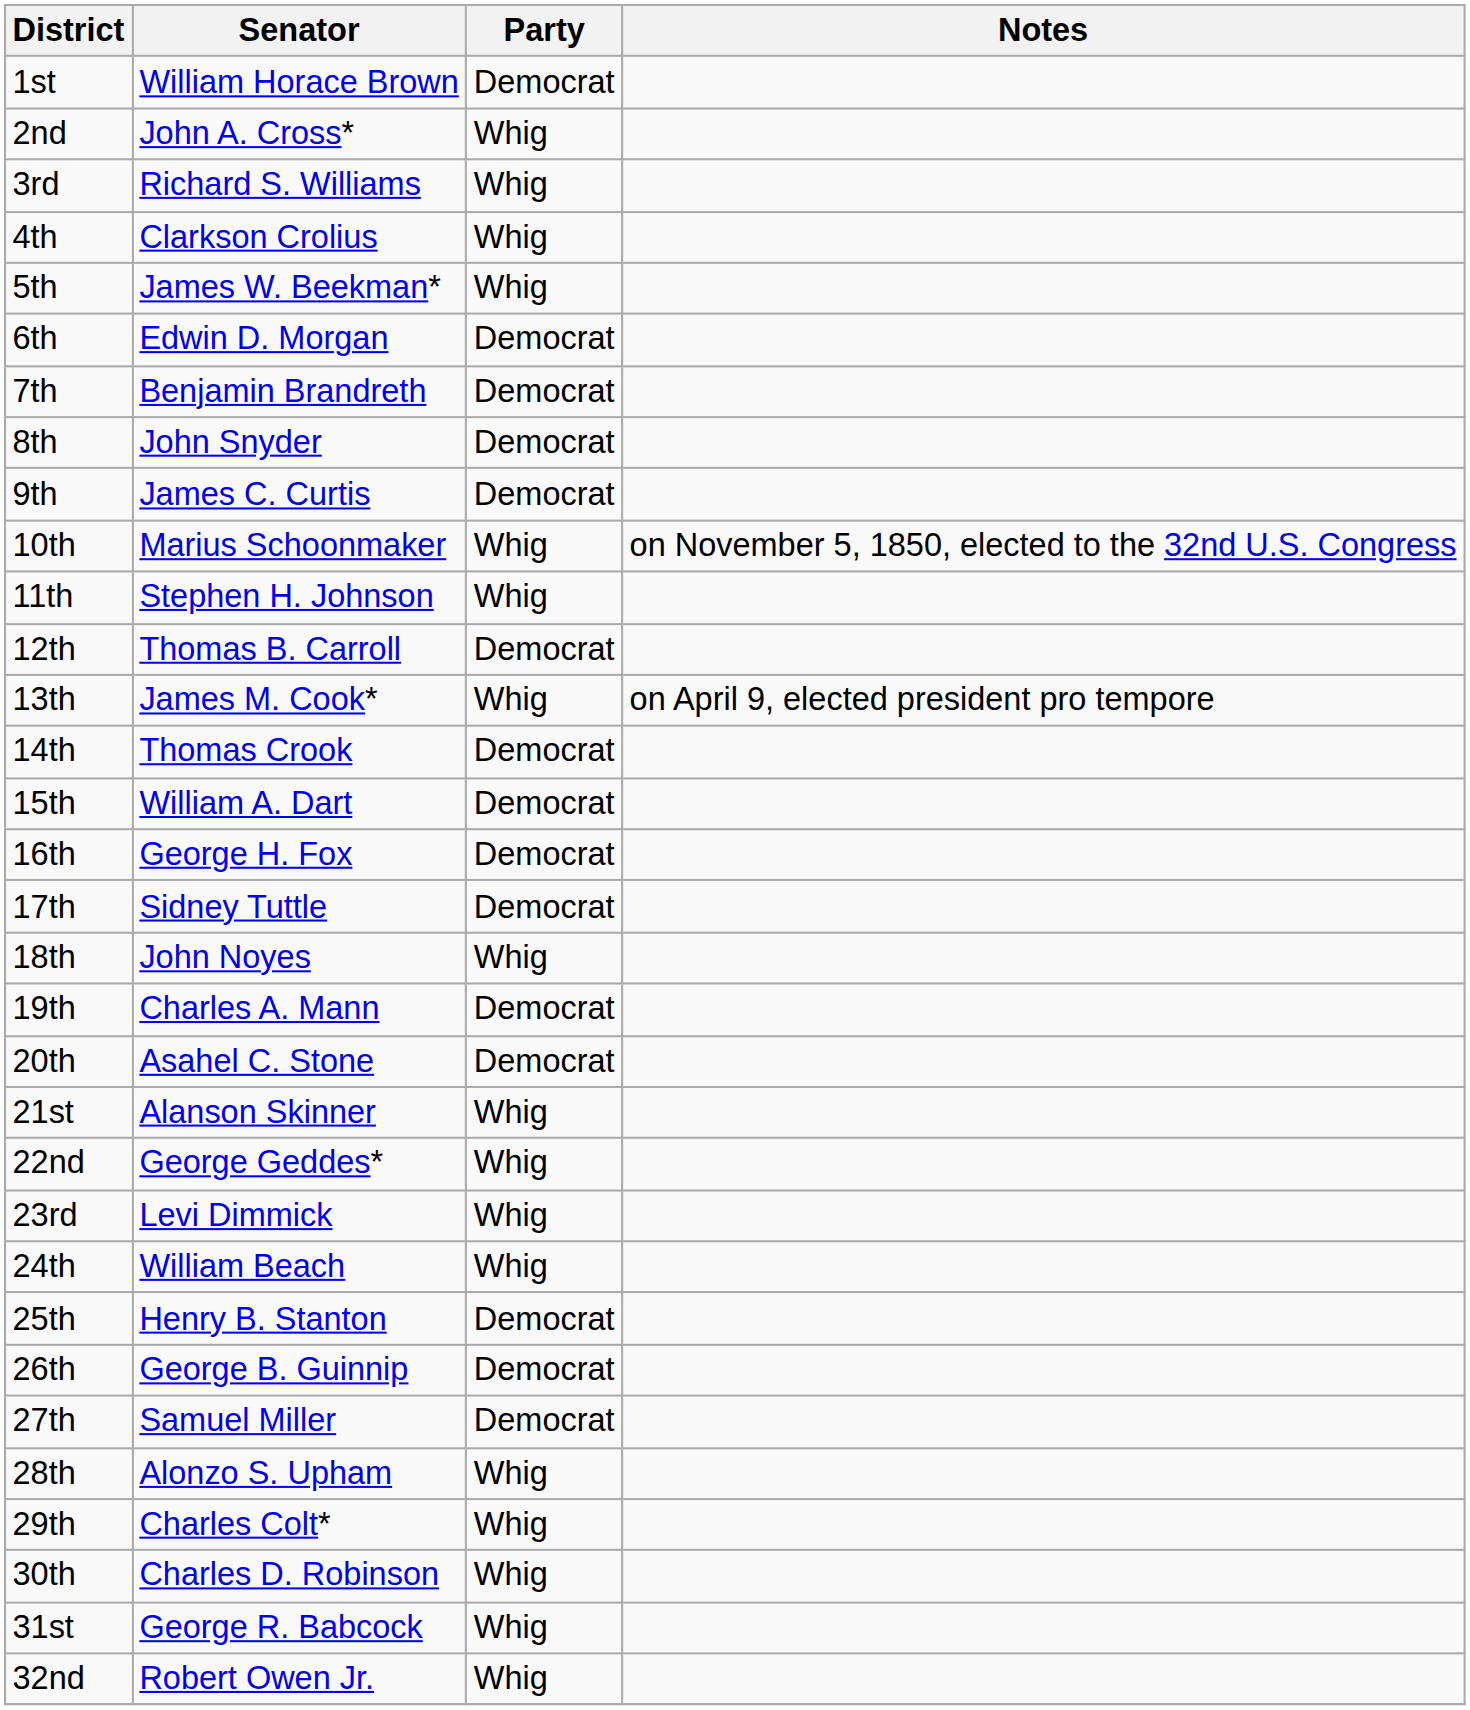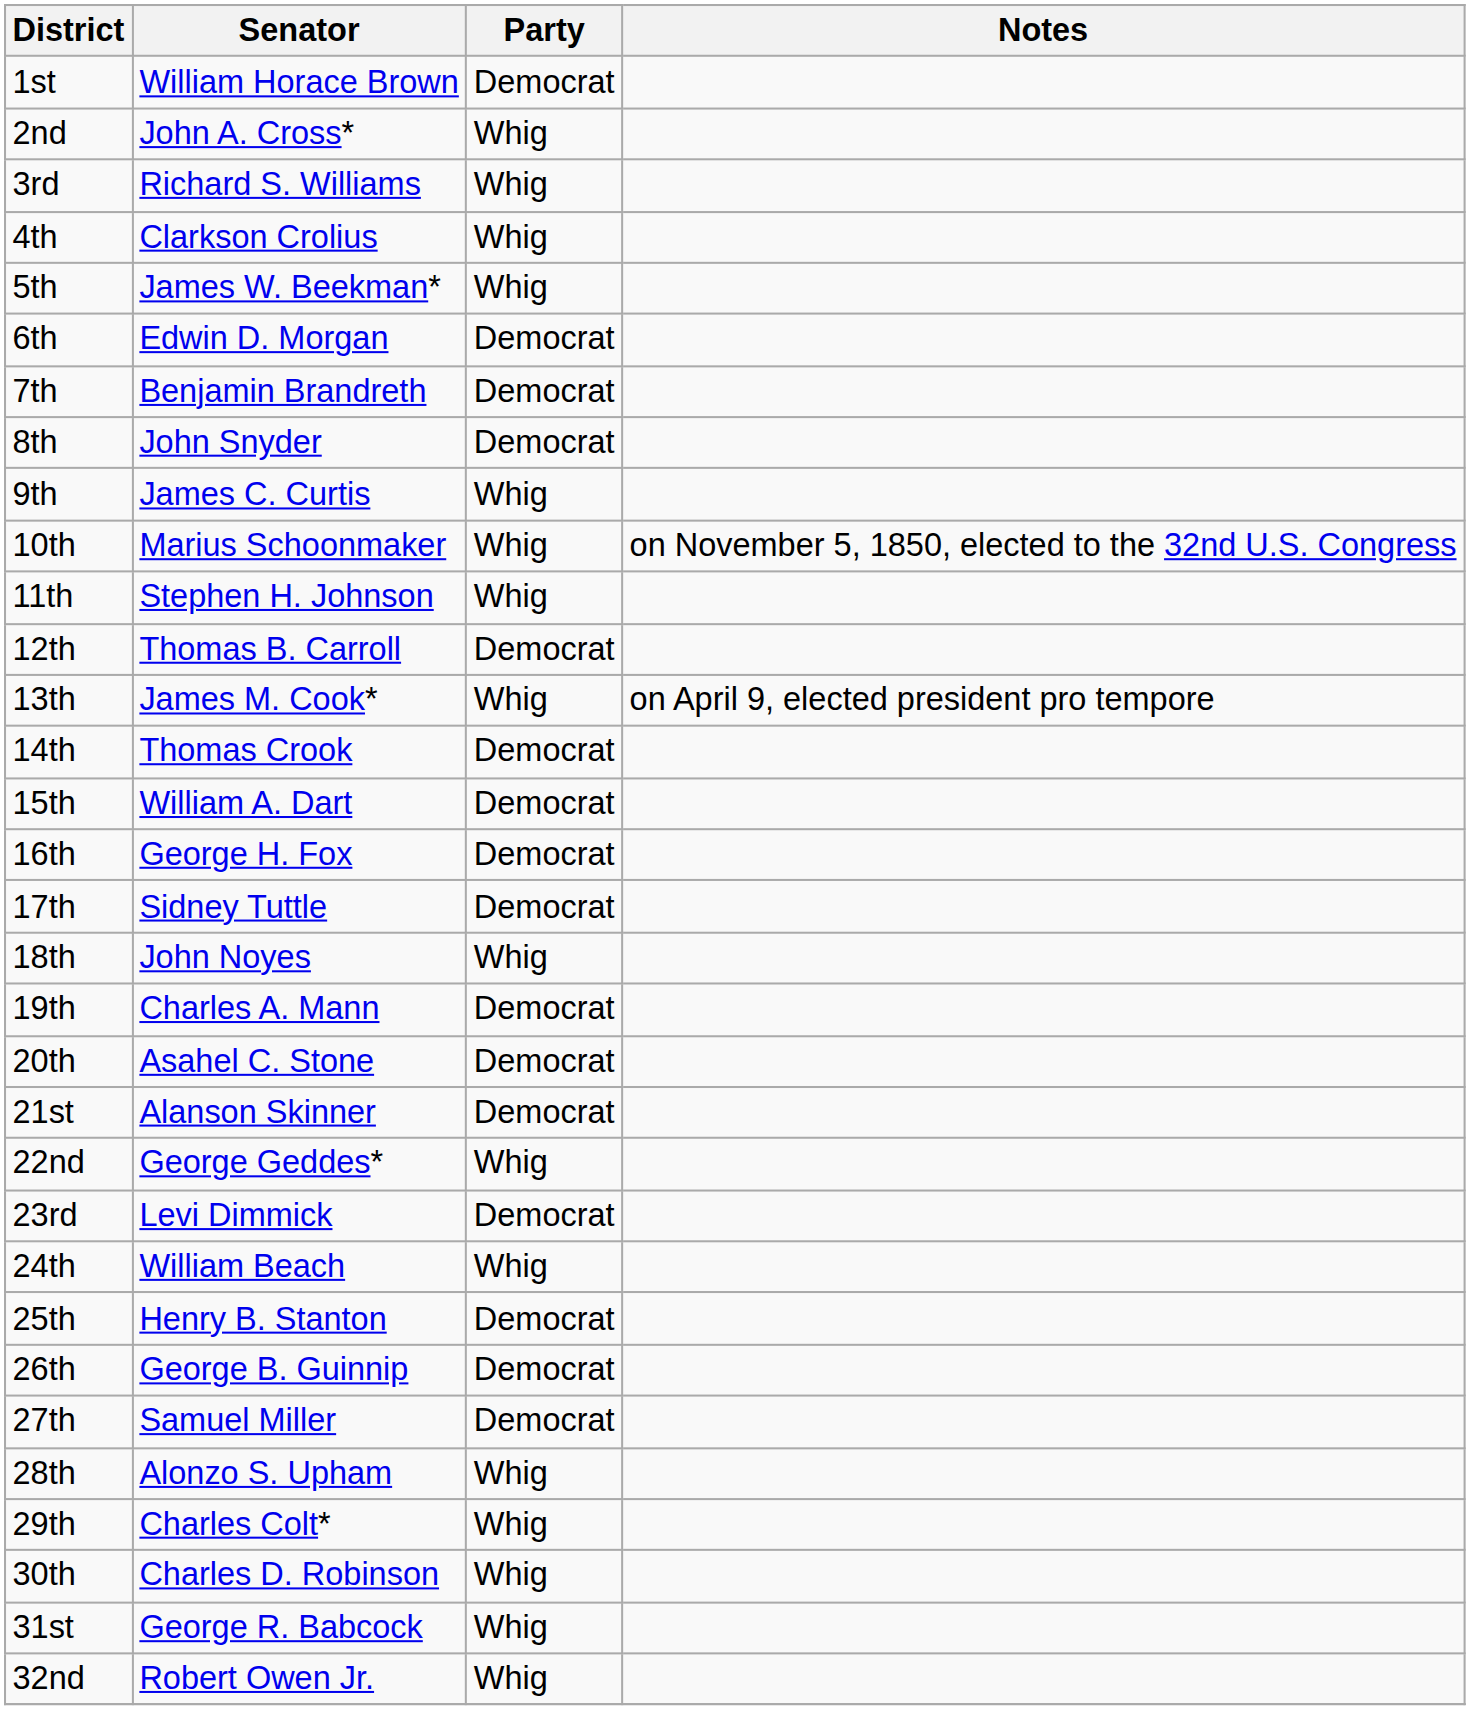(544, 493) Democrat -> (511, 493) Whig
(511, 1111) Whig -> (544, 1111) Democrat
(511, 1215) Whig -> (544, 1215) Democrat
